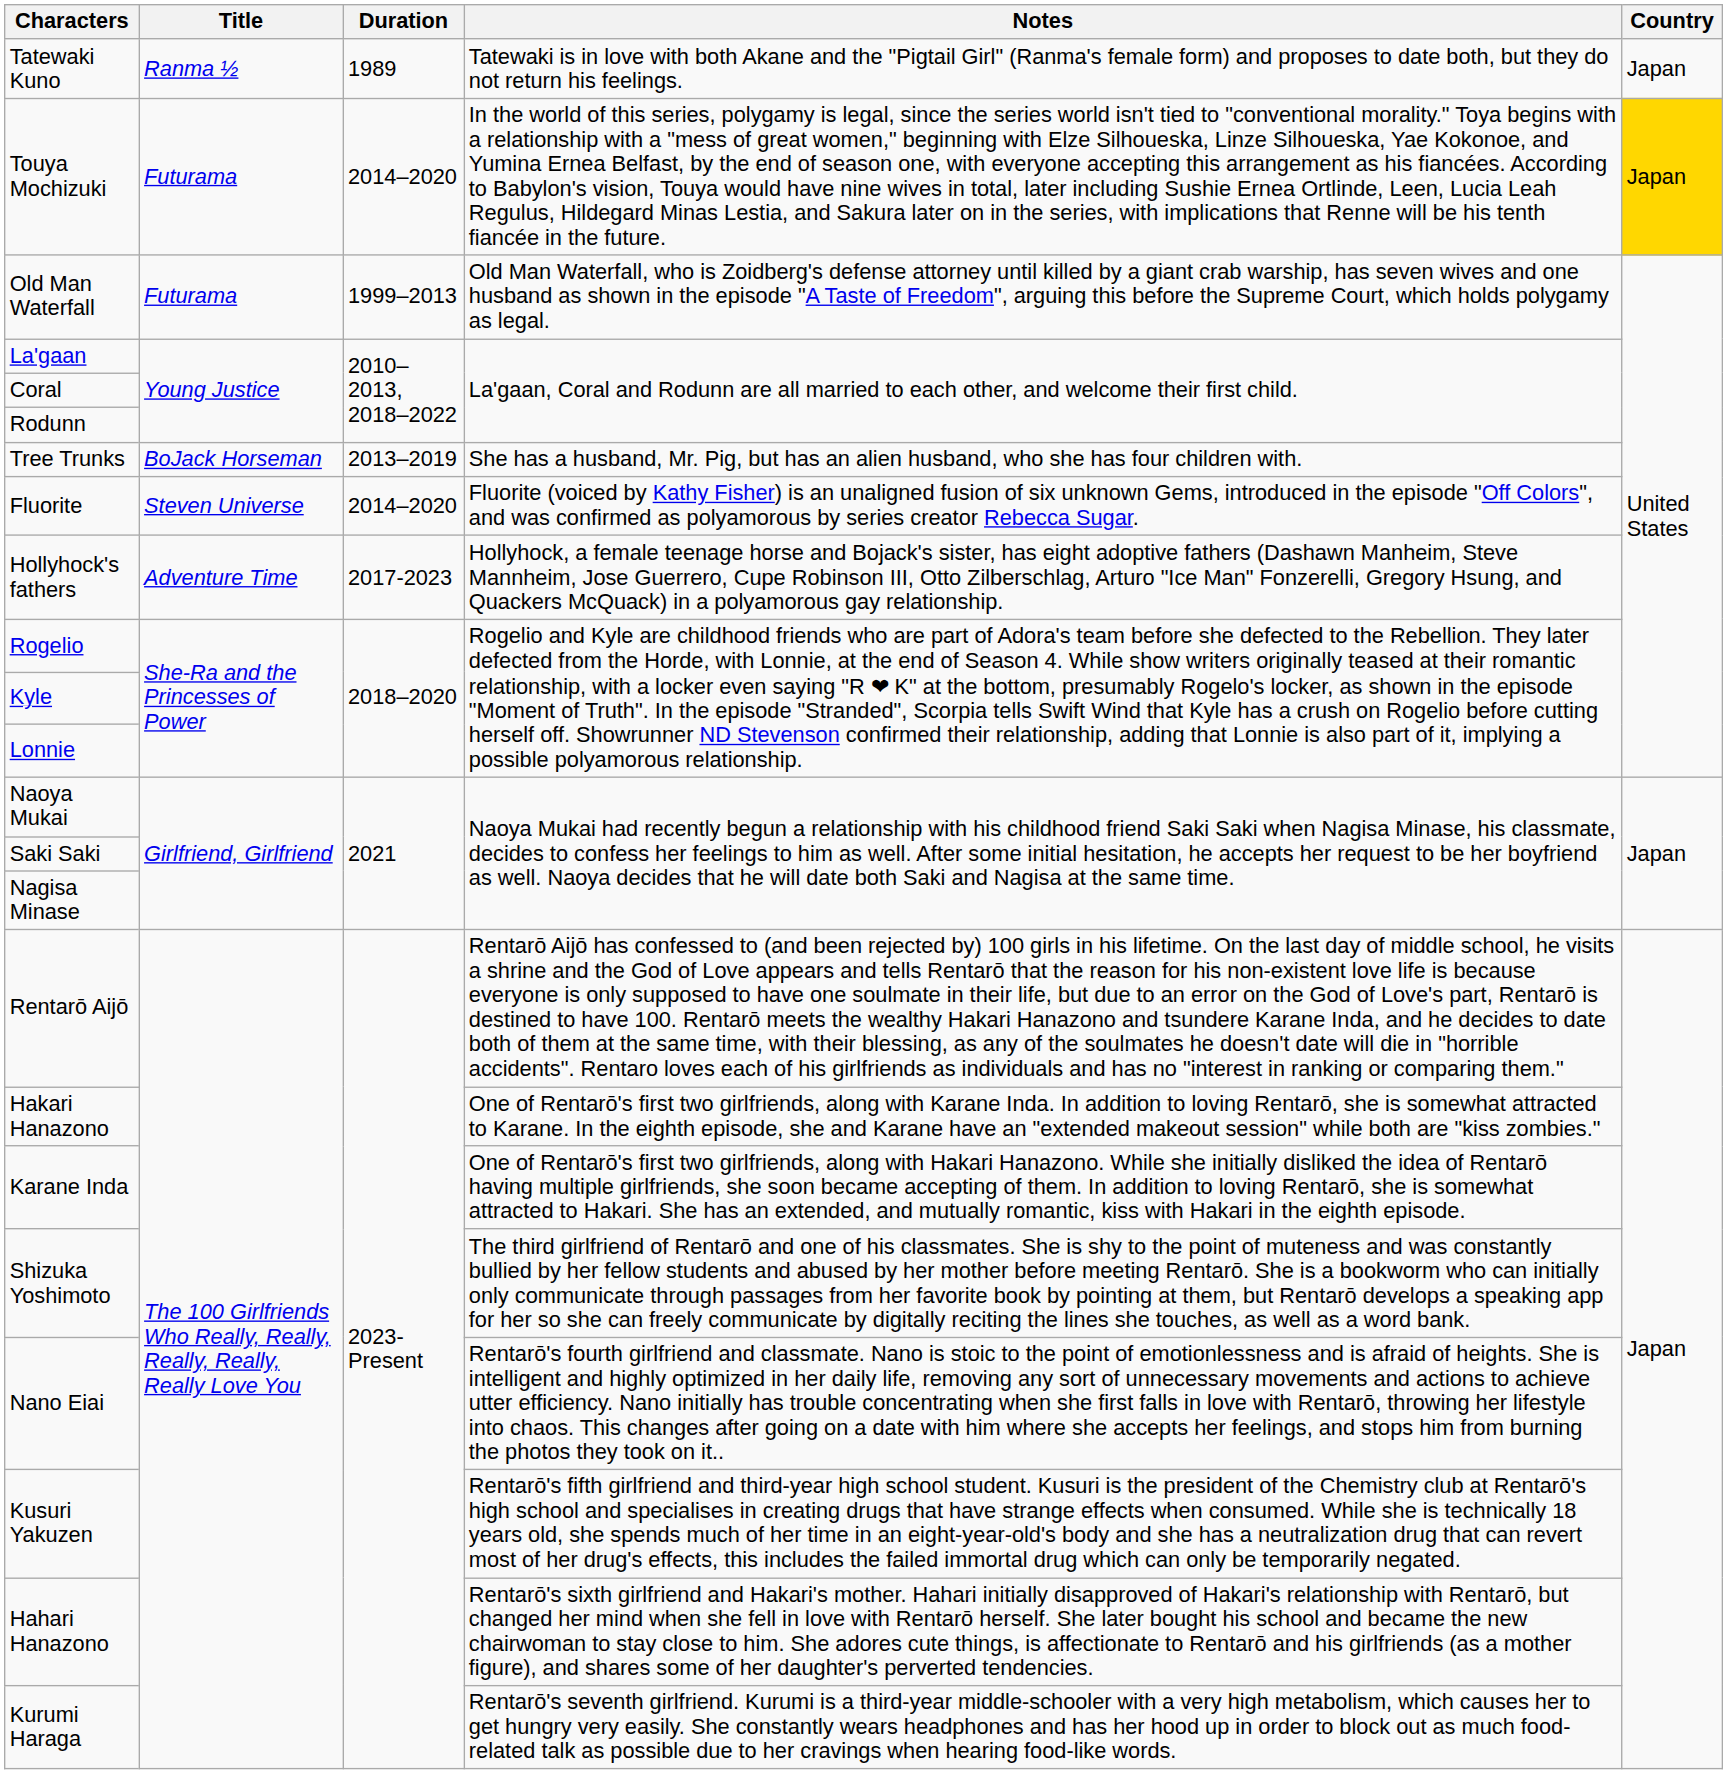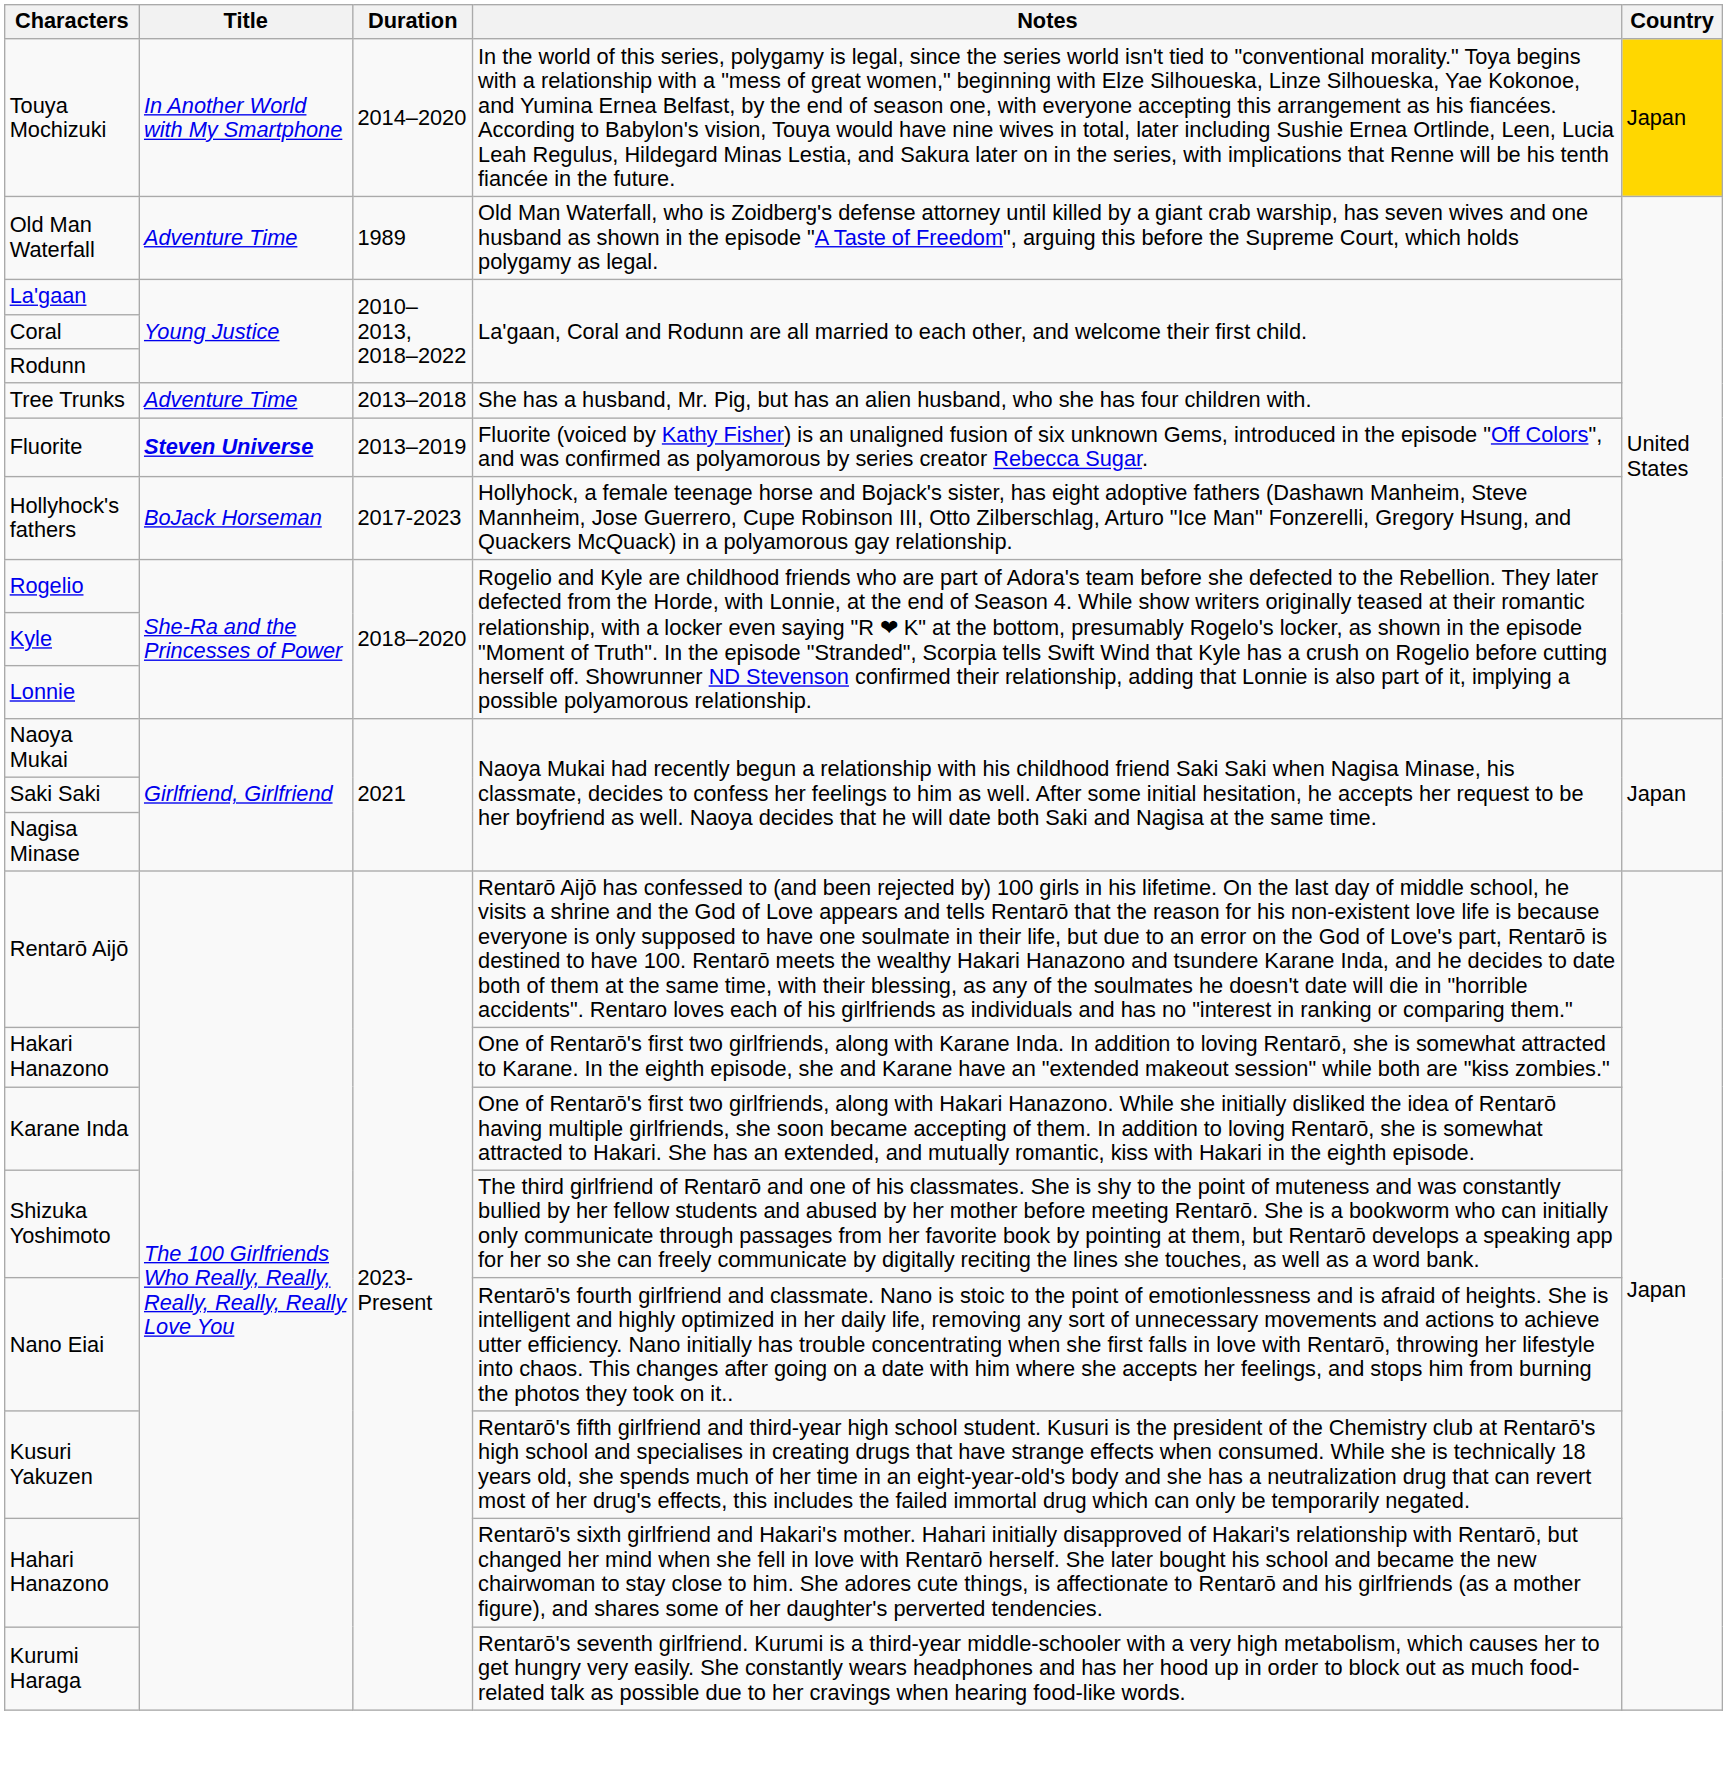- row: (52, 68)
(191, 176) Futurama -> (243, 117) In Another World with My Smartphone
(191, 296) Futurama -> (221, 237) Adventure Time
(402, 296) 1999–2013 -> (382, 237) 1989
(233, 459) BoJack Horseman -> (221, 400) Adventure Time
(402, 459) 2013–2019 -> (412, 400) 2013–2018
(224, 505) normal -> (229, 446) bold
(402, 505) 2014–2020 -> (412, 446) 2013–2019
(221, 577) Adventure Time -> (233, 518) BoJack Horseman
